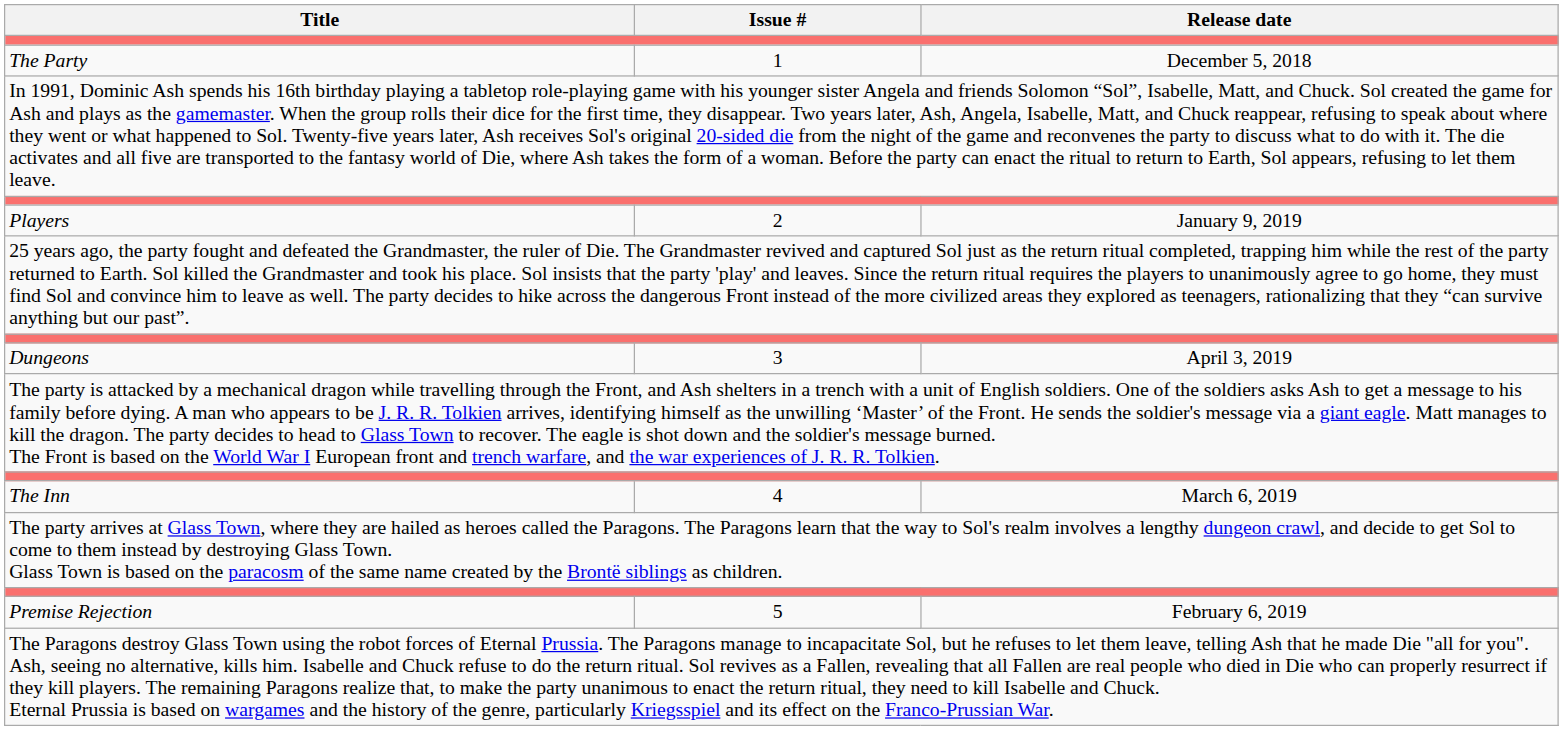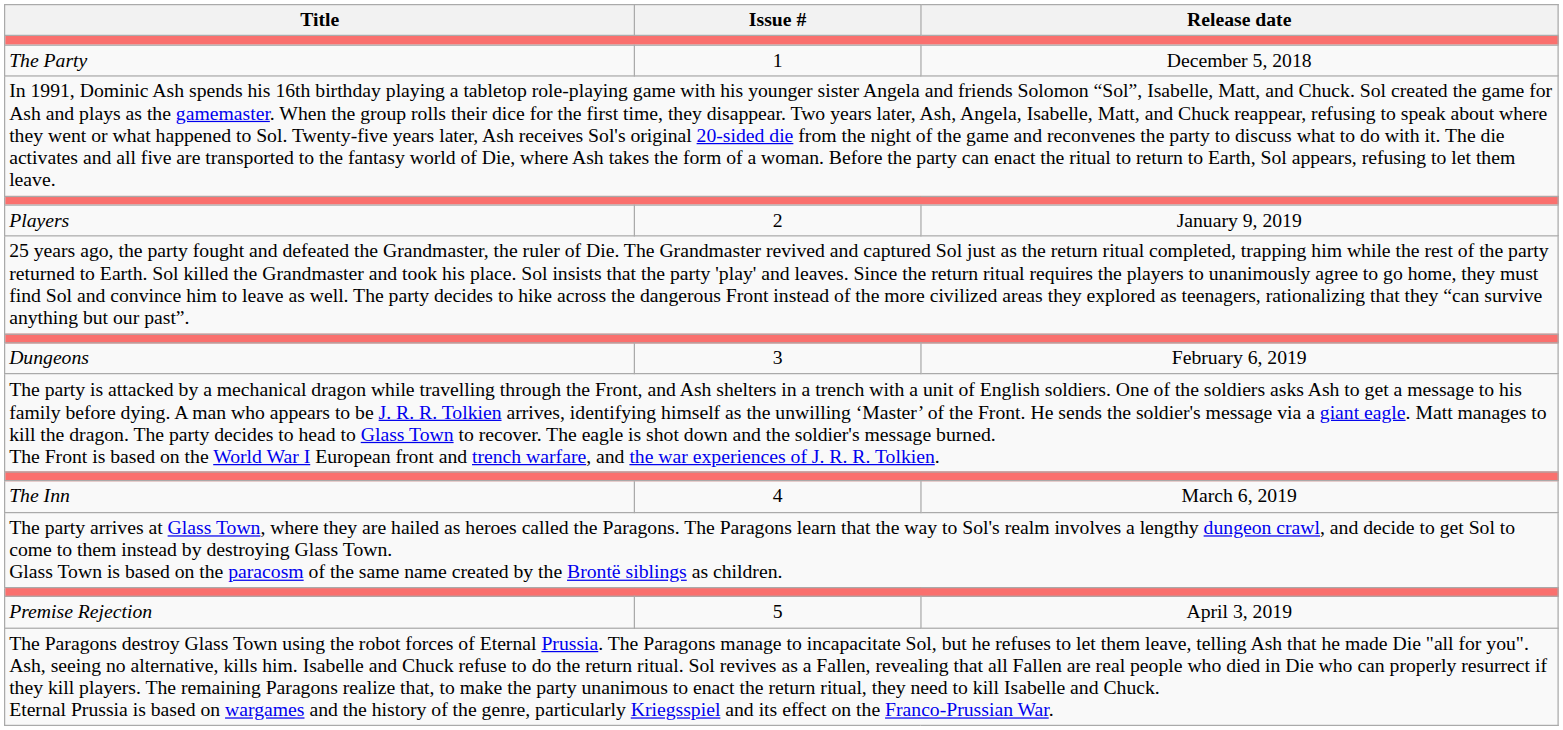(1239, 358) April 3, 2019 -> (1239, 358) February 6, 2019
(1239, 612) February 6, 2019 -> (1239, 612) April 3, 2019
